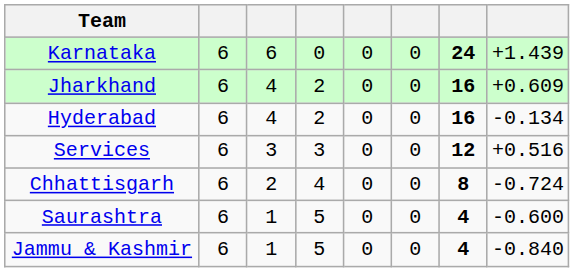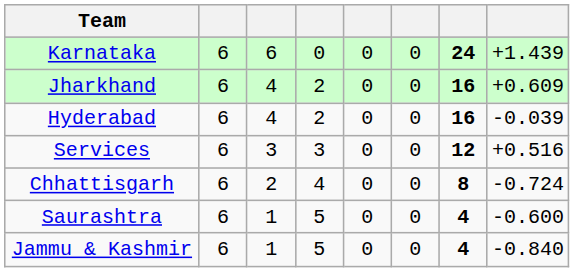(528, 119) -0.134 -> (528, 119) -0.039
